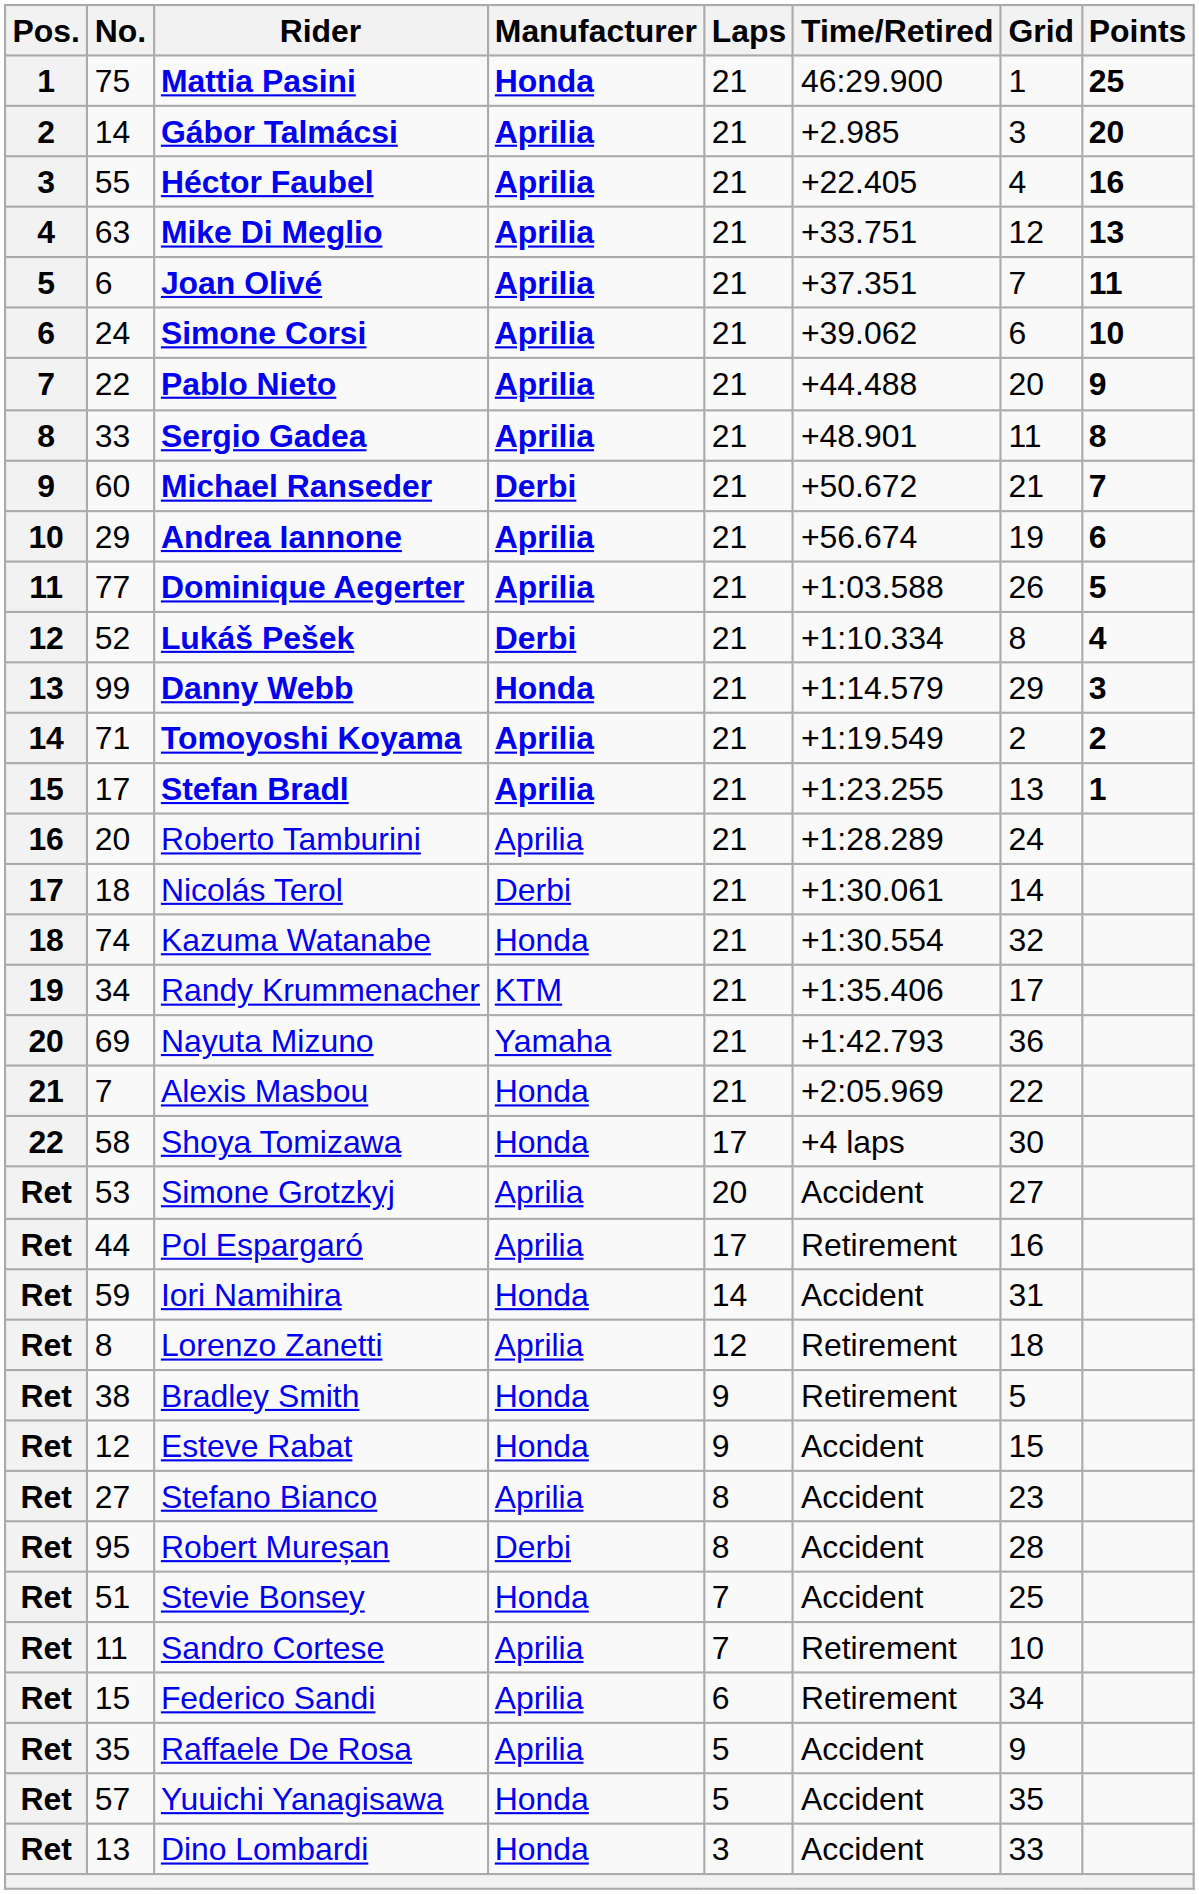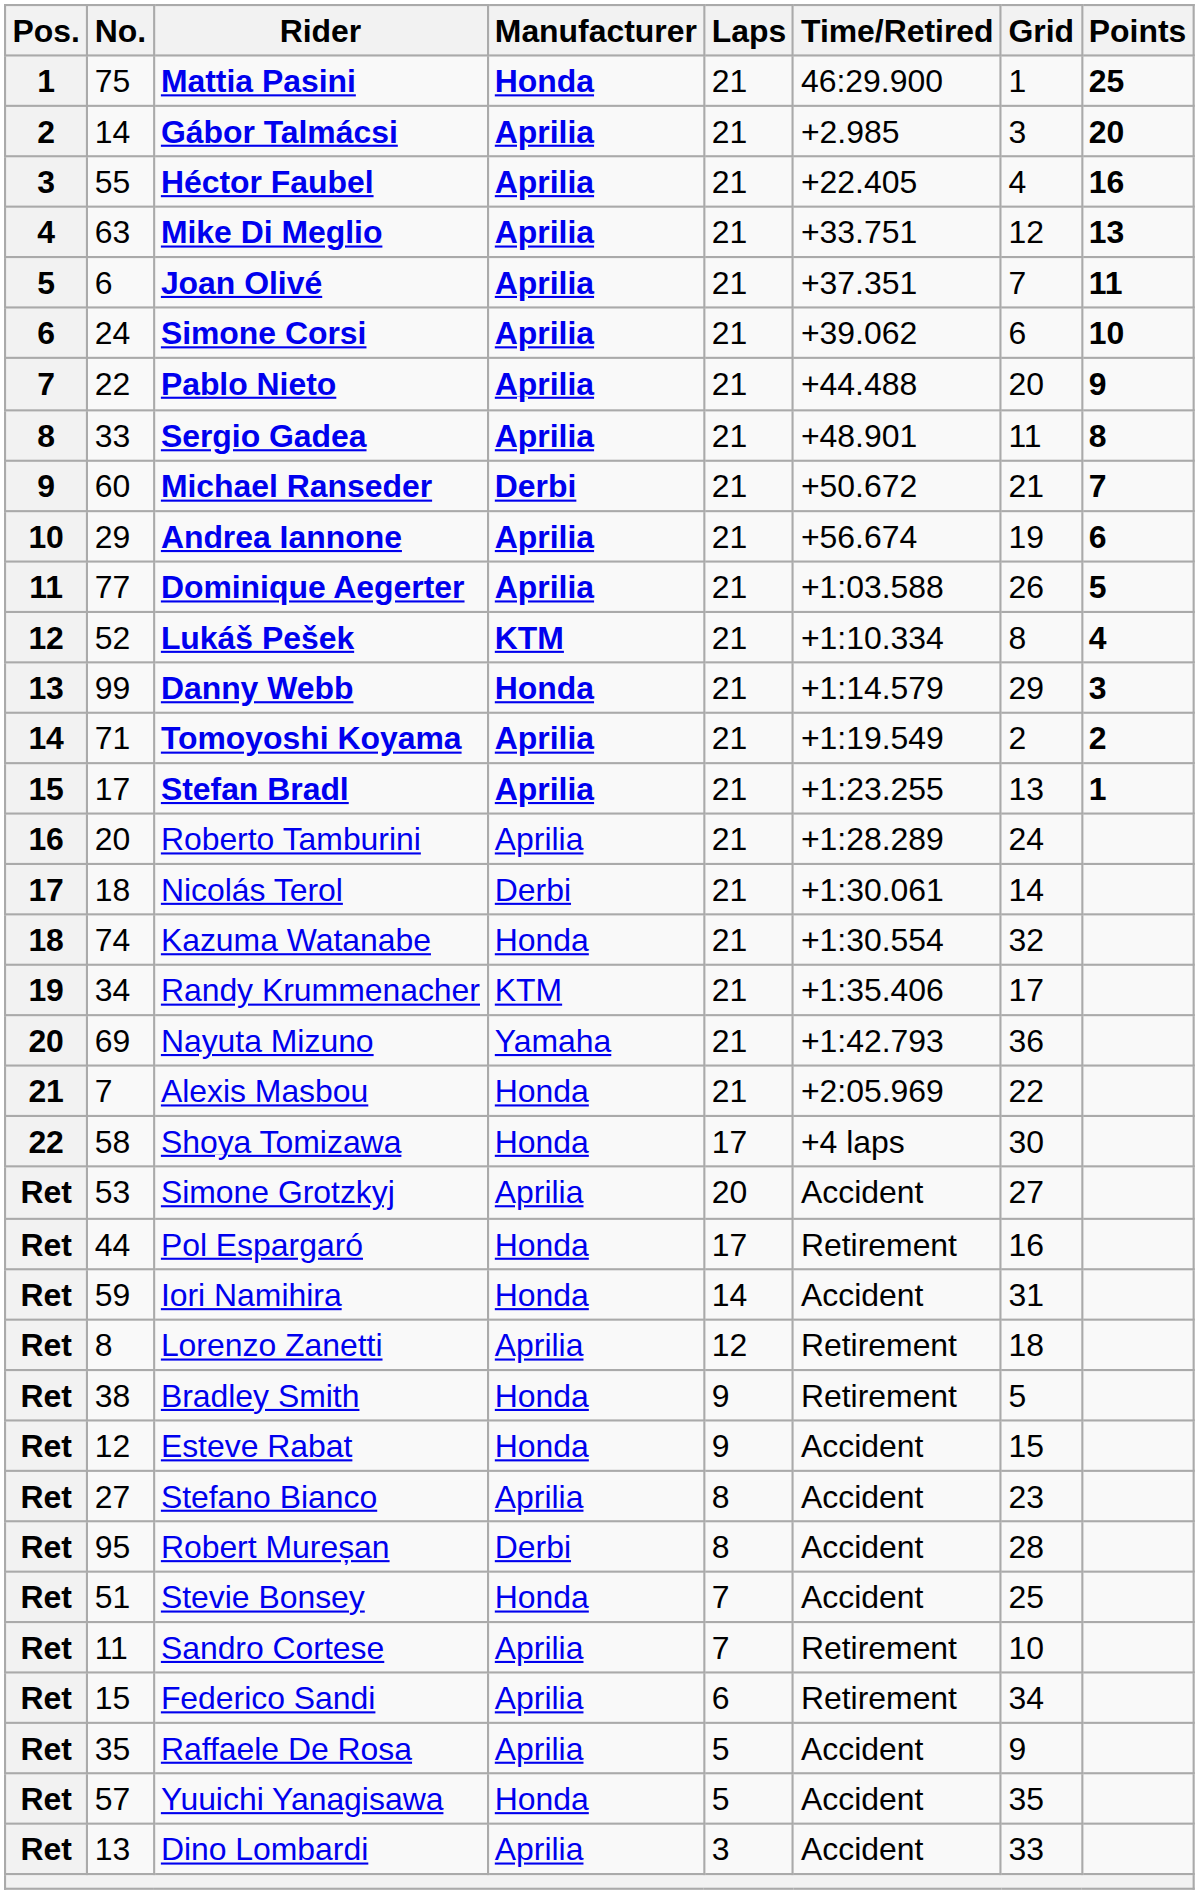(536, 637) Derbi -> (529, 637) KTM
(539, 1243) Aprilia -> (542, 1243) Honda
(542, 1850) Honda -> (539, 1850) Aprilia
